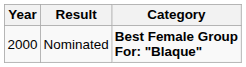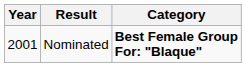(22, 44) 2000 -> (22, 44) 2001
